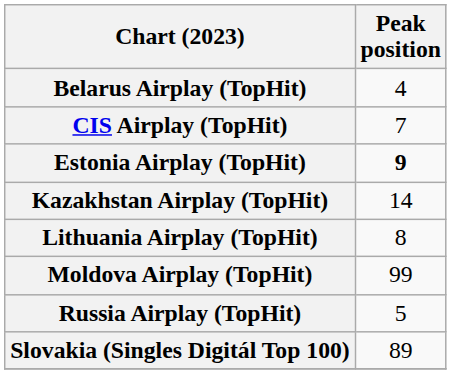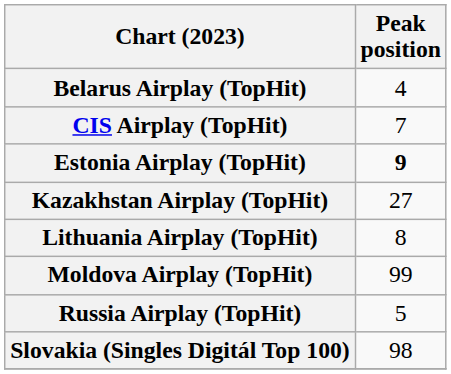(401, 200) 14 -> (401, 200) 27
(401, 350) 89 -> (401, 350) 98
